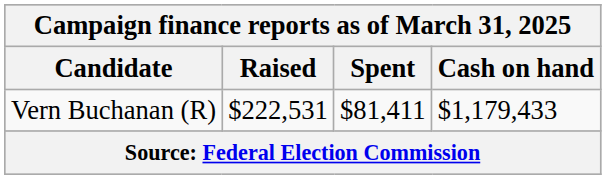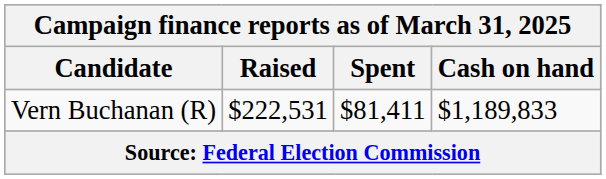(497, 109) $1,179,433 -> (497, 109) $1,189,833
